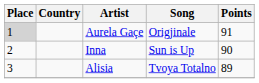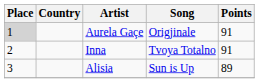(171, 50) Sun is Up -> (182, 50) Tvoya Totalno
(227, 50) 90 -> (227, 50) 91
(182, 68) Tvoya Totalno -> (171, 68) Sun is Up
